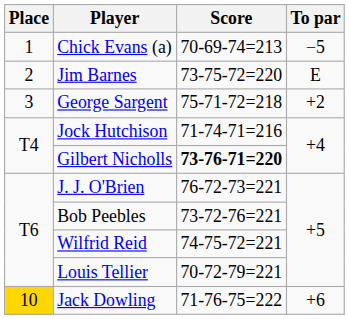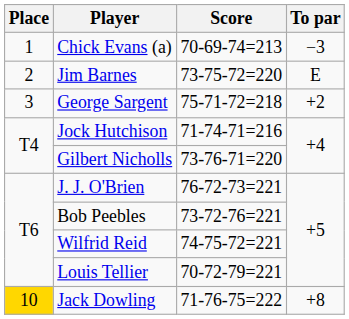(316, 46) −5 -> (315, 46) −3
(231, 159) bold -> (231, 159) normal
(316, 300) +6 -> (315, 300) +8
